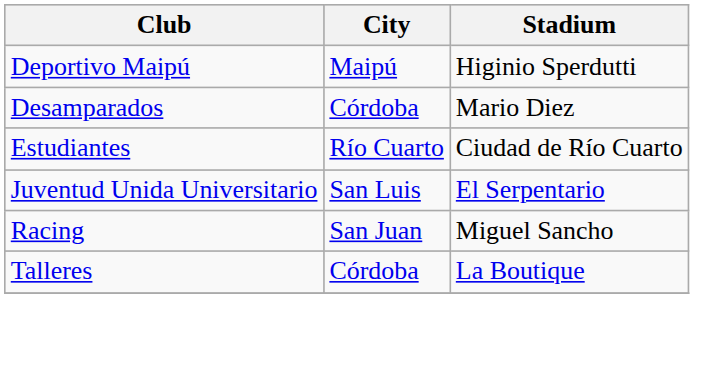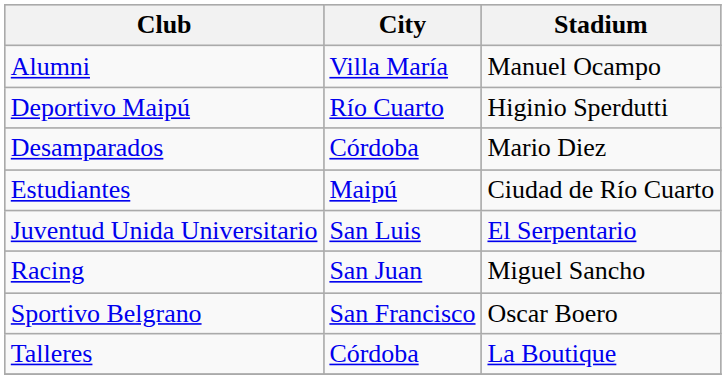+ row: (50, 66)
(363, 66) Maipú -> (387, 107) Río Cuarto
(387, 148) Río Cuarto -> (363, 189) Maipú
+ row: (106, 312)
